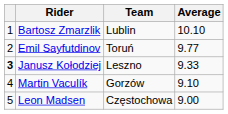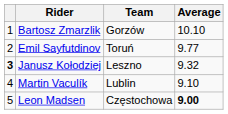(121, 30) Lublin -> (125, 30) Gorzów
(188, 65) 9.33 -> (188, 65) 9.32
(125, 83) Gorzów -> (121, 83) Lublin
(188, 100) normal -> (188, 100) bold
